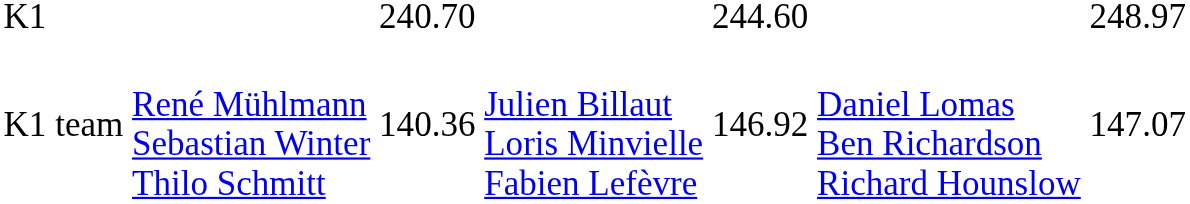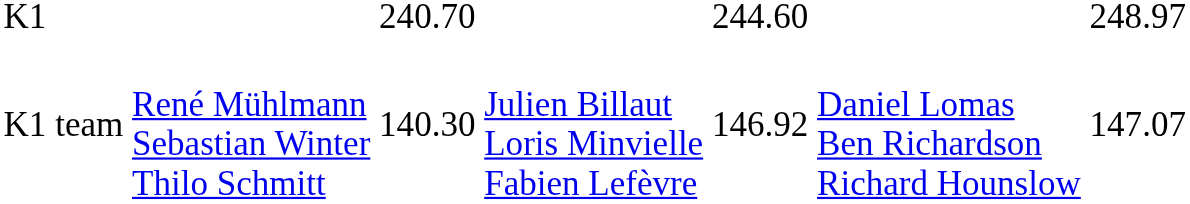(427, 123) 140.36 -> (427, 123) 140.30
